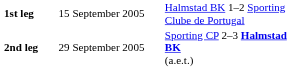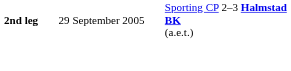- row: (19, 14)
